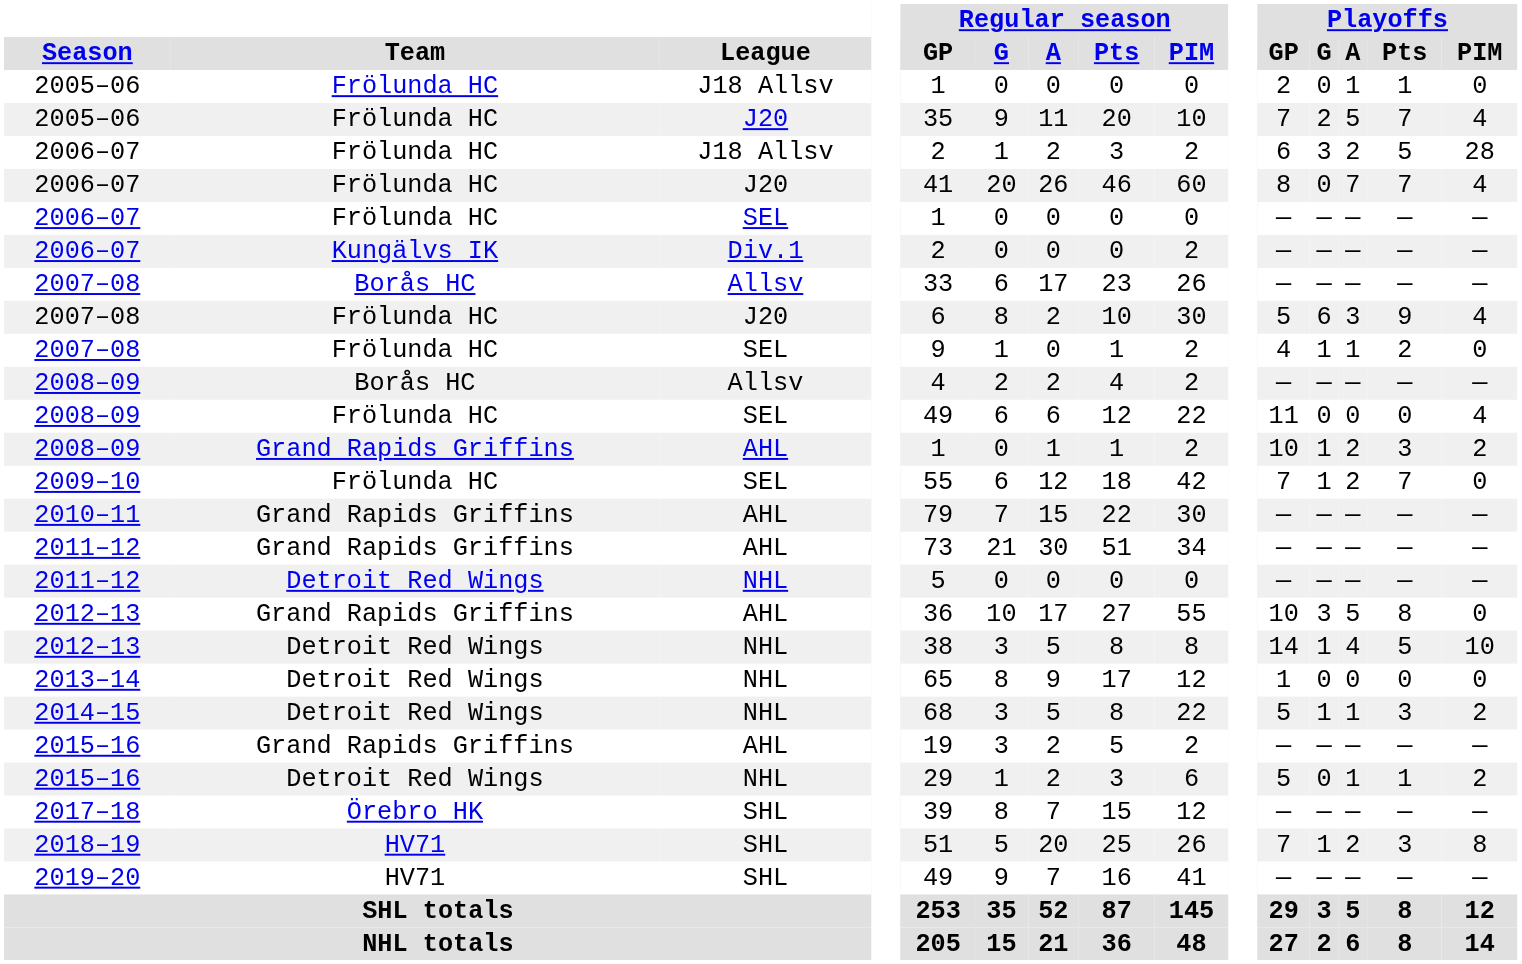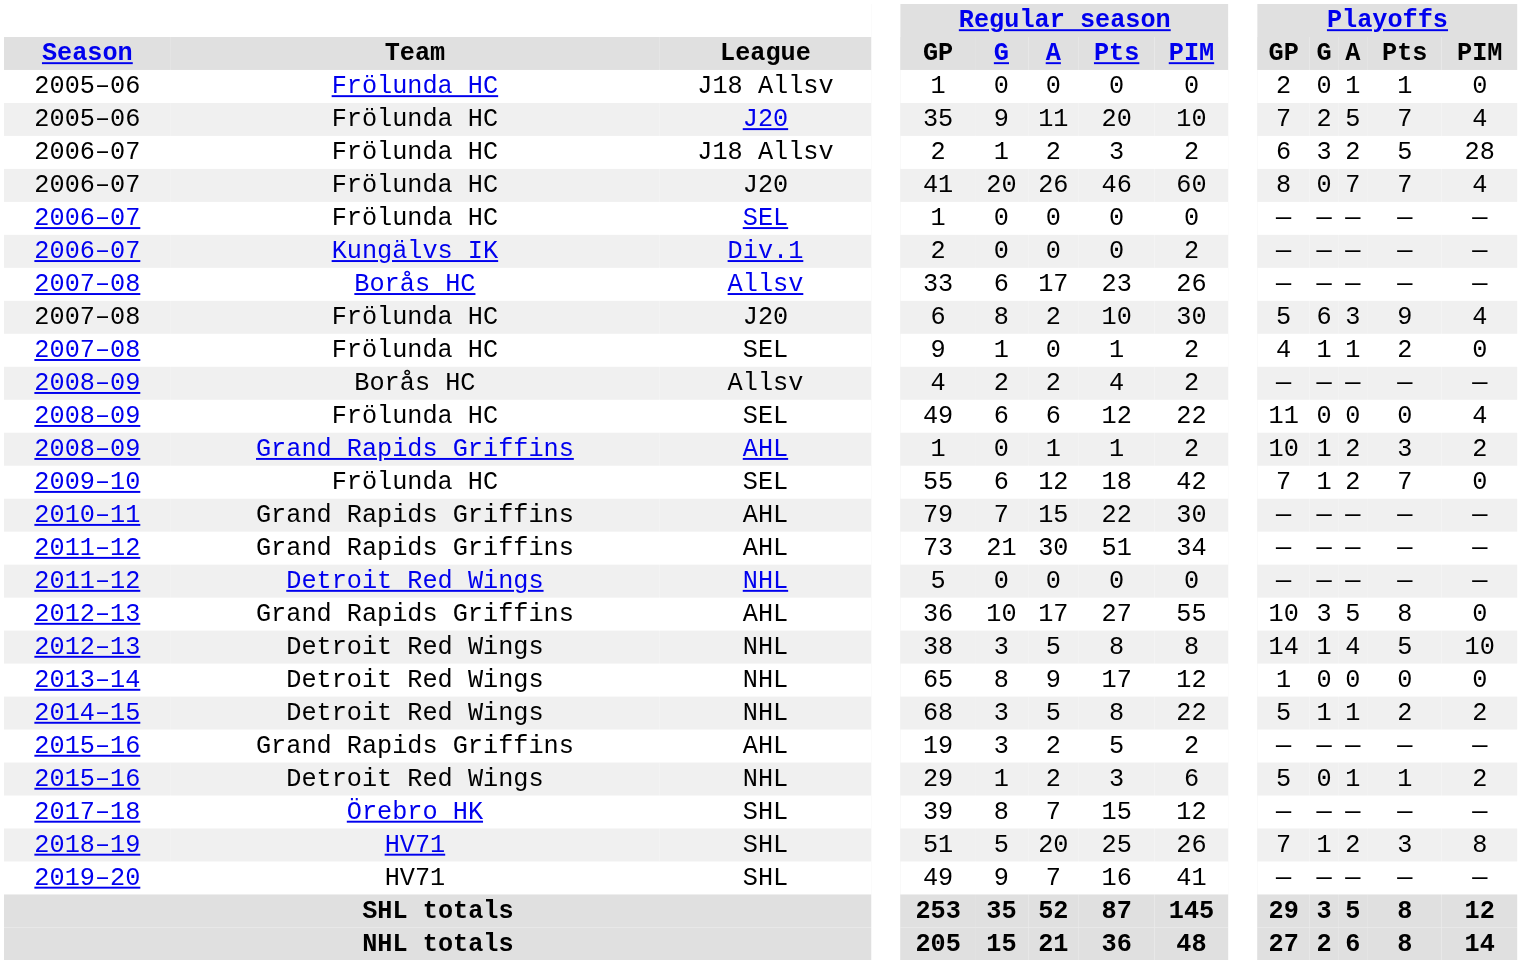(1405, 713) 3 -> (1405, 713) 2
